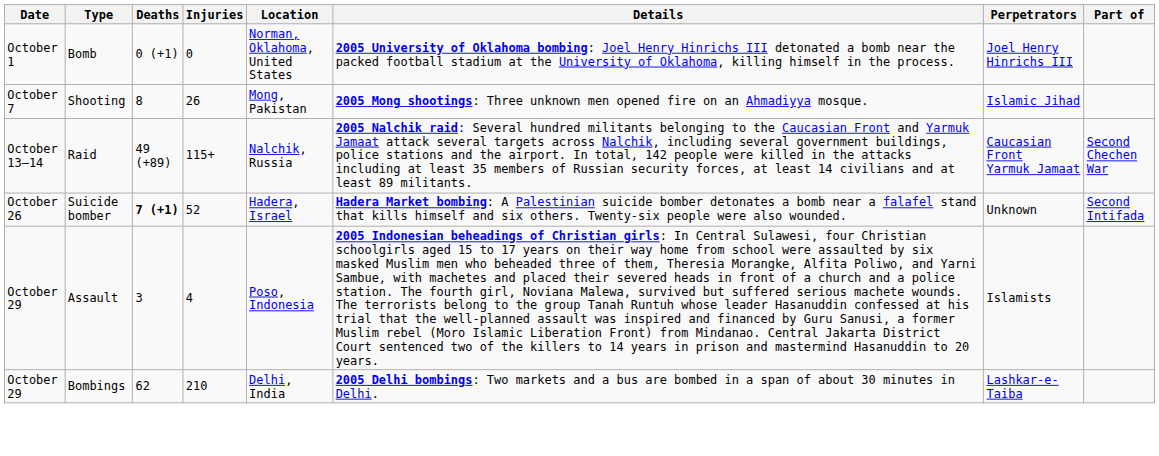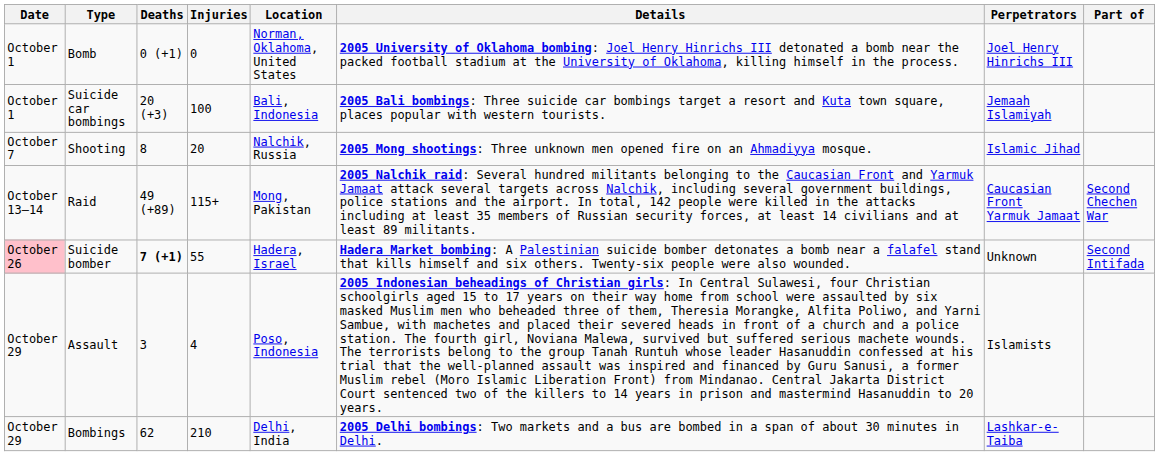+ row: (97, 108)
(193, 101) 26 -> (197, 149) 20
(278, 101) Mong, Pakistan -> (282, 149) Nalchik, Russia
(278, 155) Nalchik, Russia -> (282, 203) Mong, Pakistan
(33, 209) no background -> (33, 257) pink background
(193, 209) 52 -> (197, 257) 55
